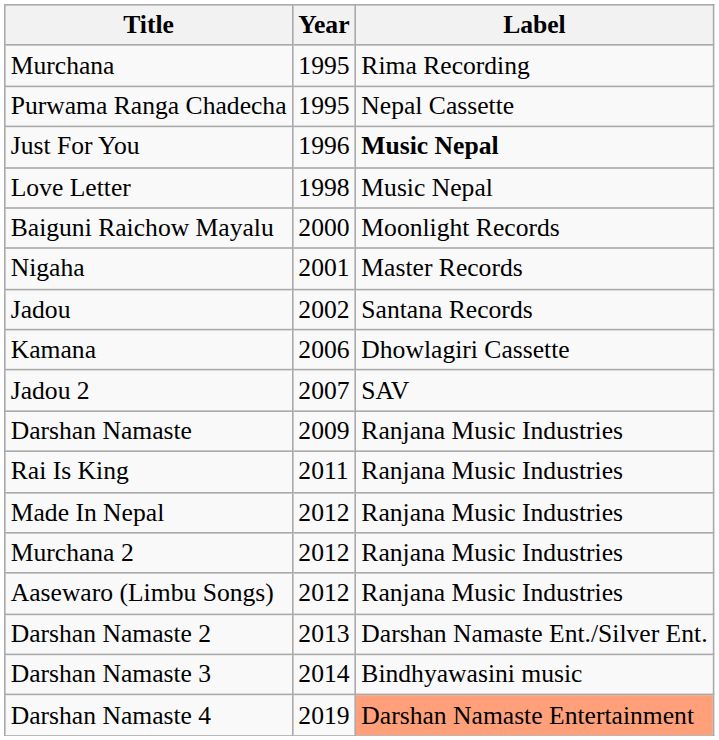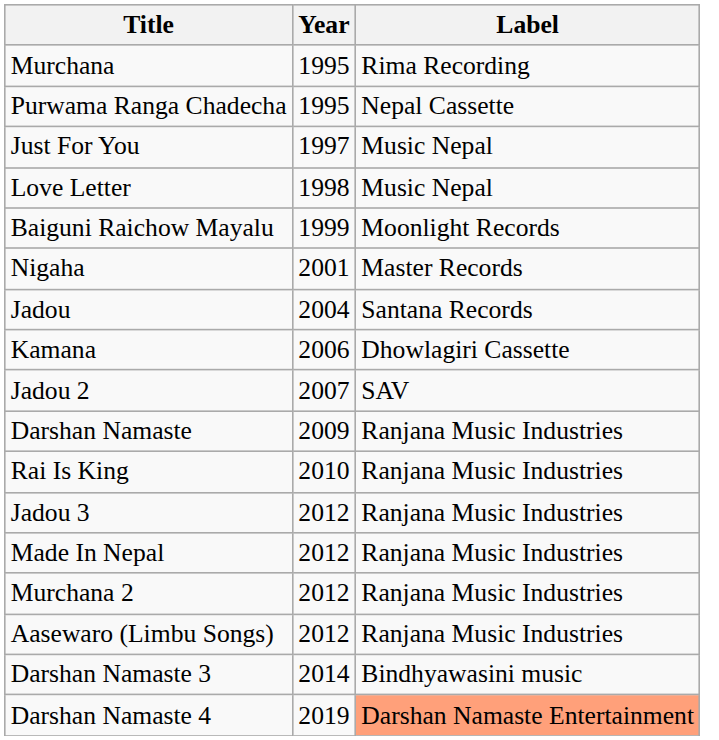(324, 146) 1996 -> (324, 146) 1997
(430, 146) bold -> (427, 146) normal
(324, 227) 2000 -> (324, 227) 1999
(324, 308) 2002 -> (324, 308) 2004
(323, 471) 2011 -> (324, 471) 2010
+ row: (50, 512)
- row: (111, 633)
